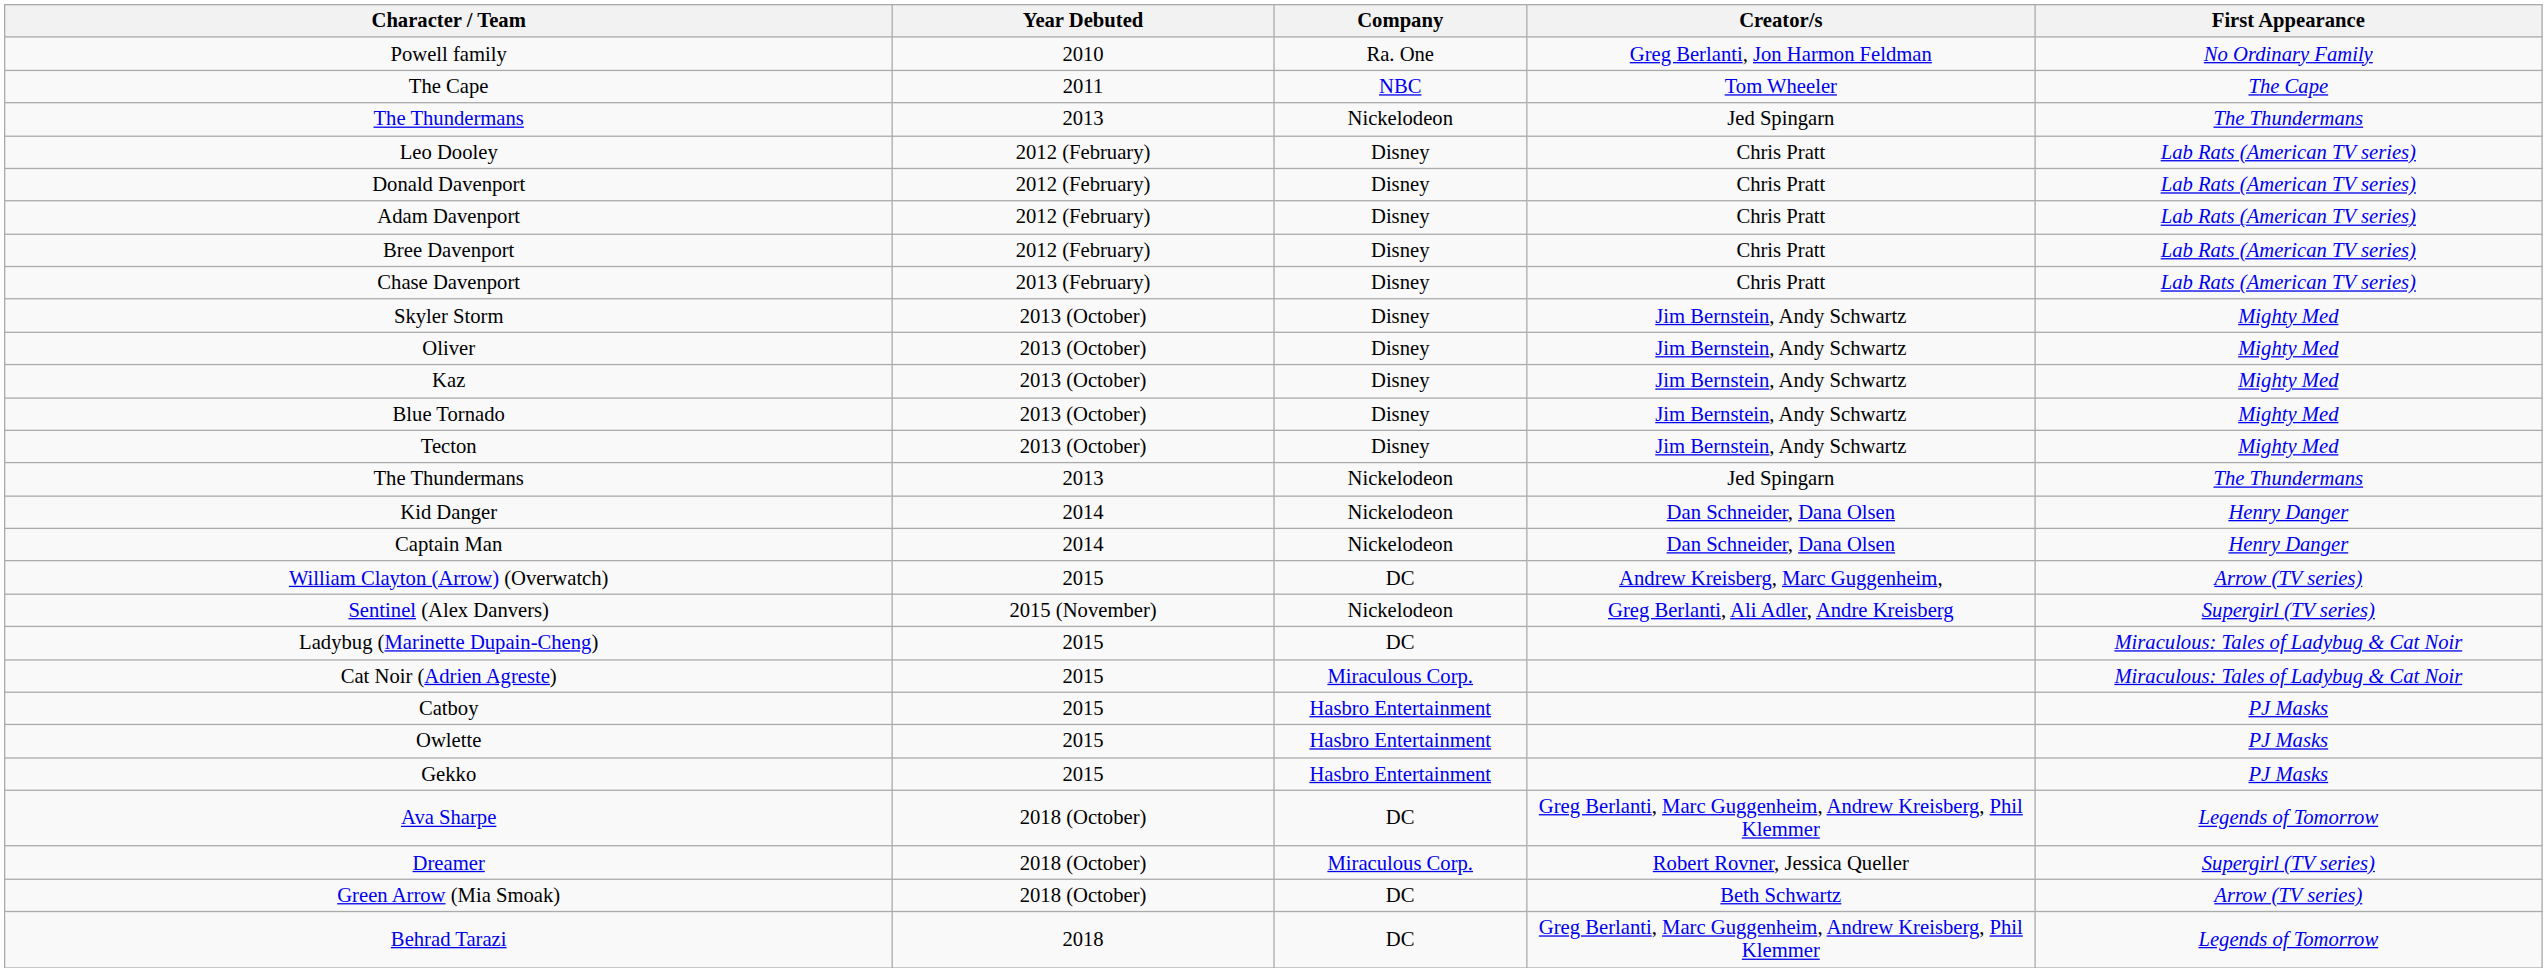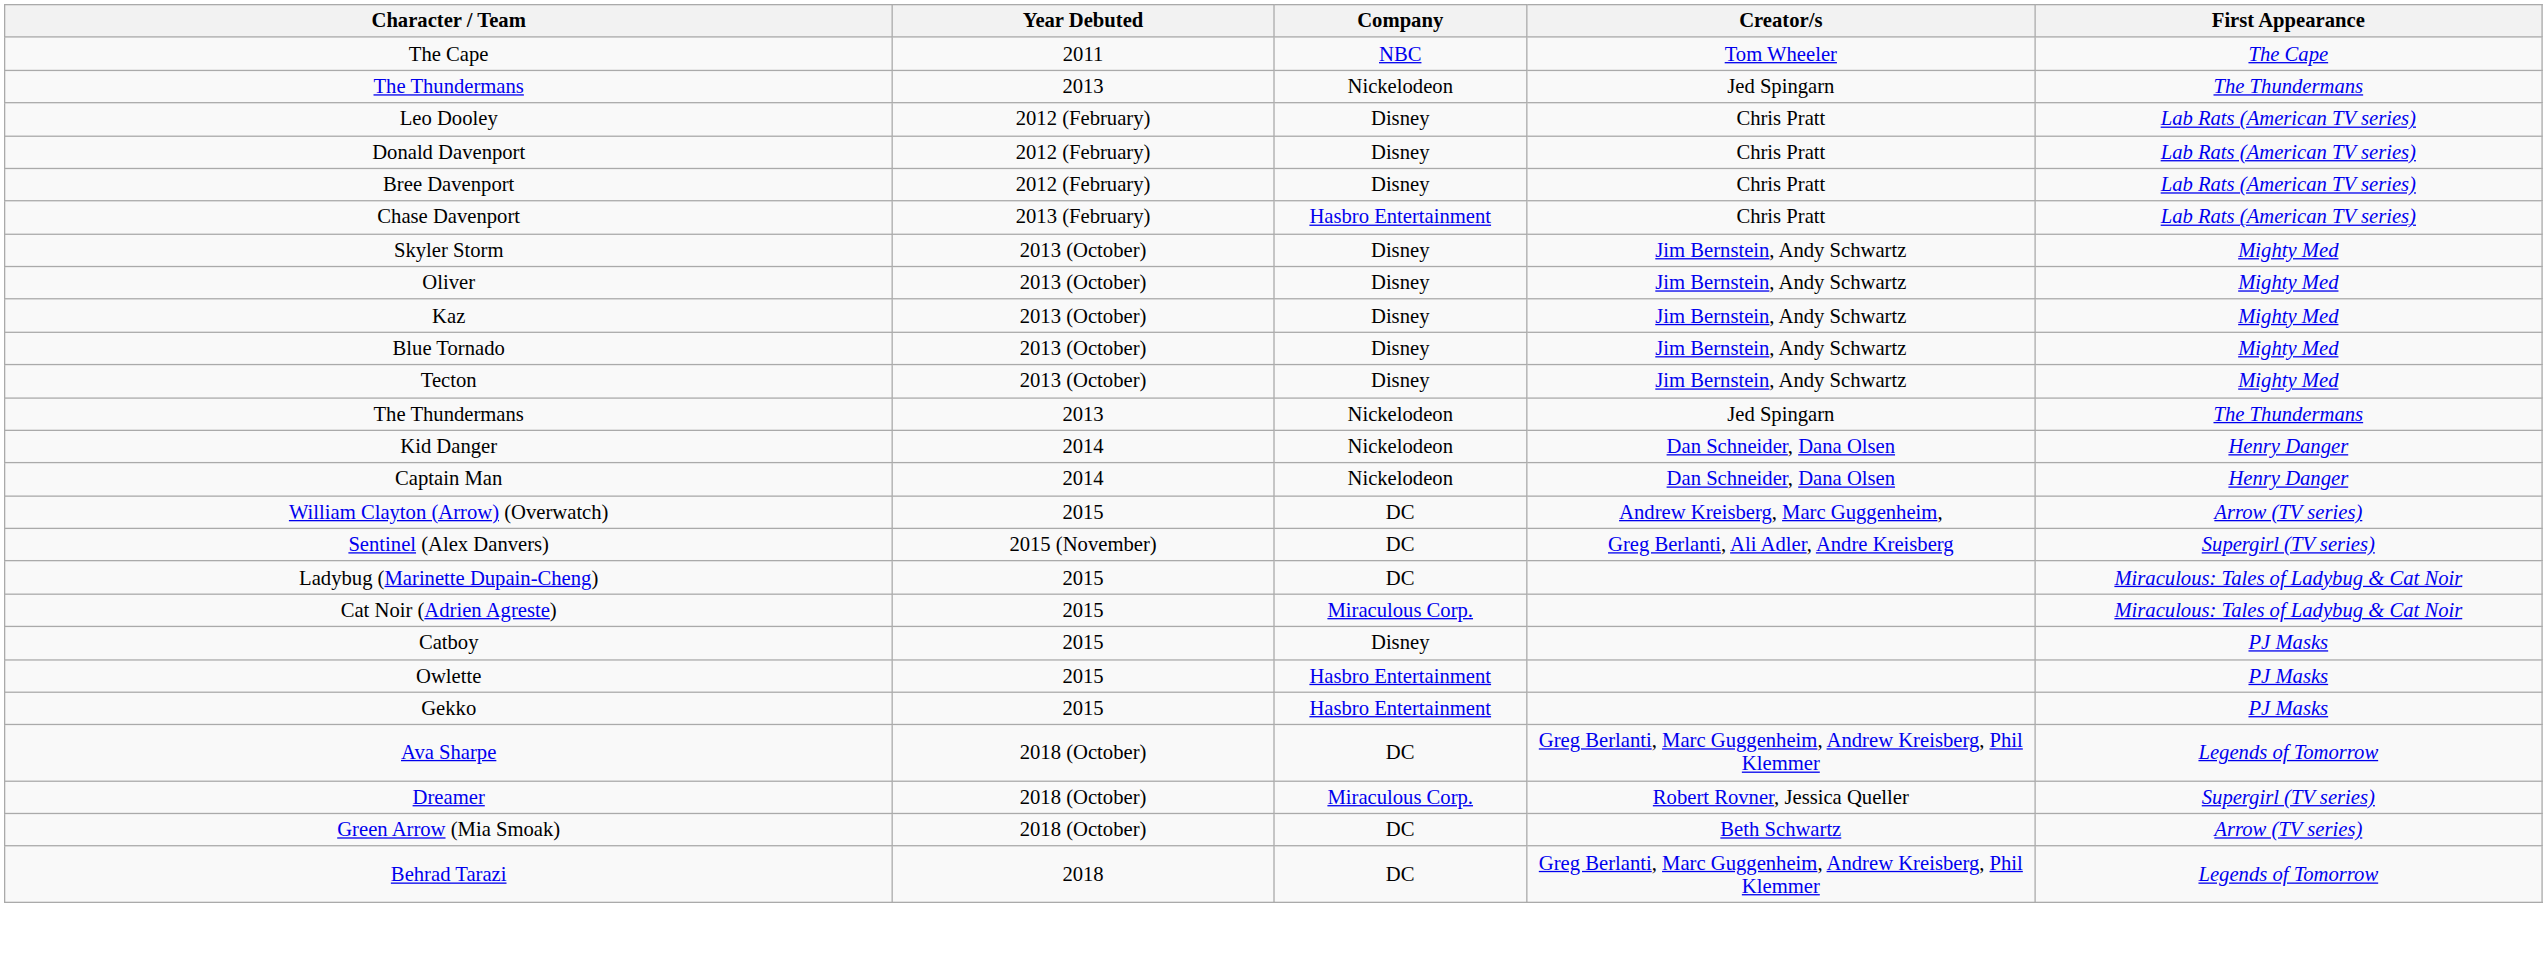- row: (449, 53)
- row: (449, 217)
(1400, 282) Disney -> (1400, 217) Hasbro Entertainment
(1400, 610) Nickelodeon -> (1400, 544) DC
(1400, 708) Hasbro Entertainment -> (1400, 642) Disney
